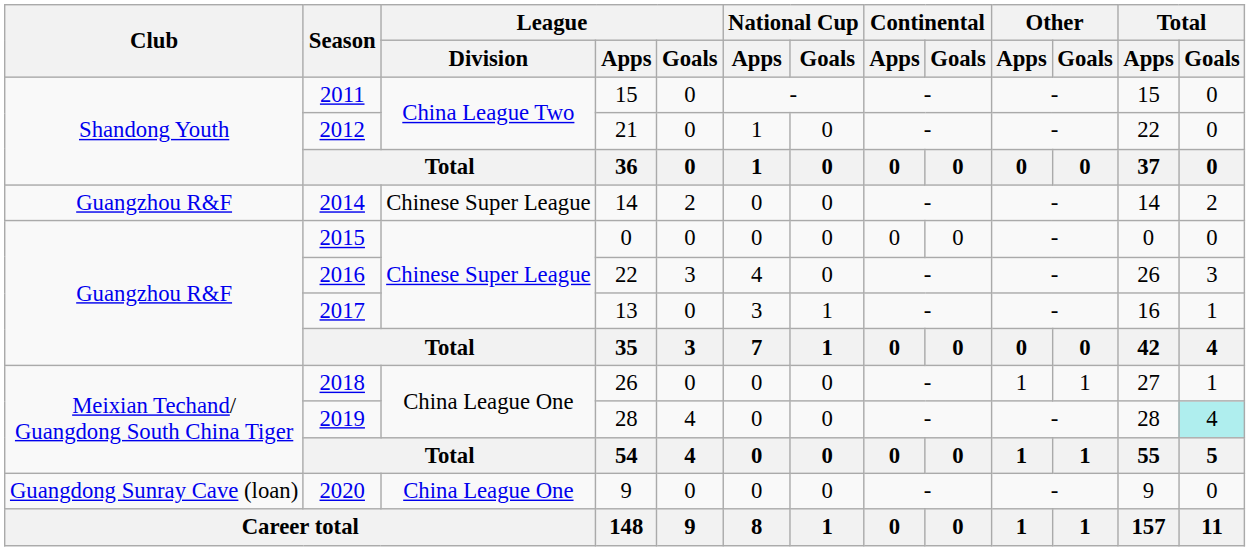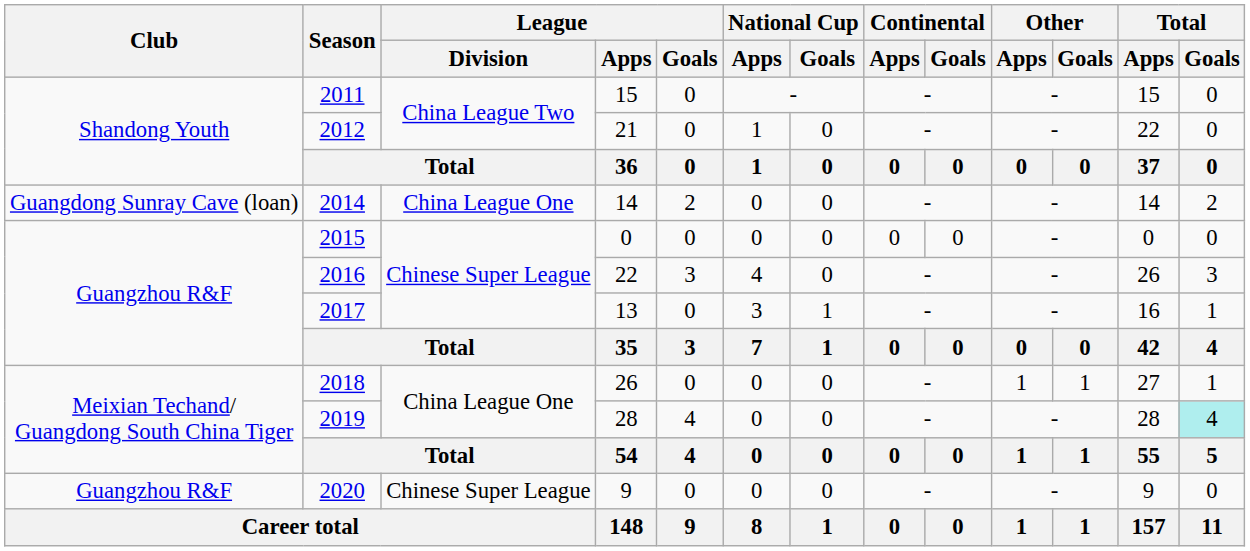(154, 202) Guangzhou R&F -> (154, 202) Guangdong Sunray Cave (loan)
(488, 202) Chinese Super League -> (488, 202) China League One
(154, 490) Guangdong Sunray Cave (loan) -> (154, 490) Guangzhou R&F
(488, 490) China League One -> (488, 490) Chinese Super League
